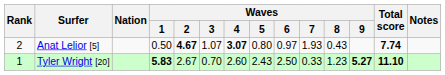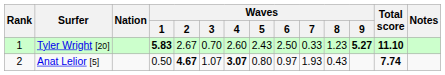rows swapped: (73, 62) <-> (68, 45)
